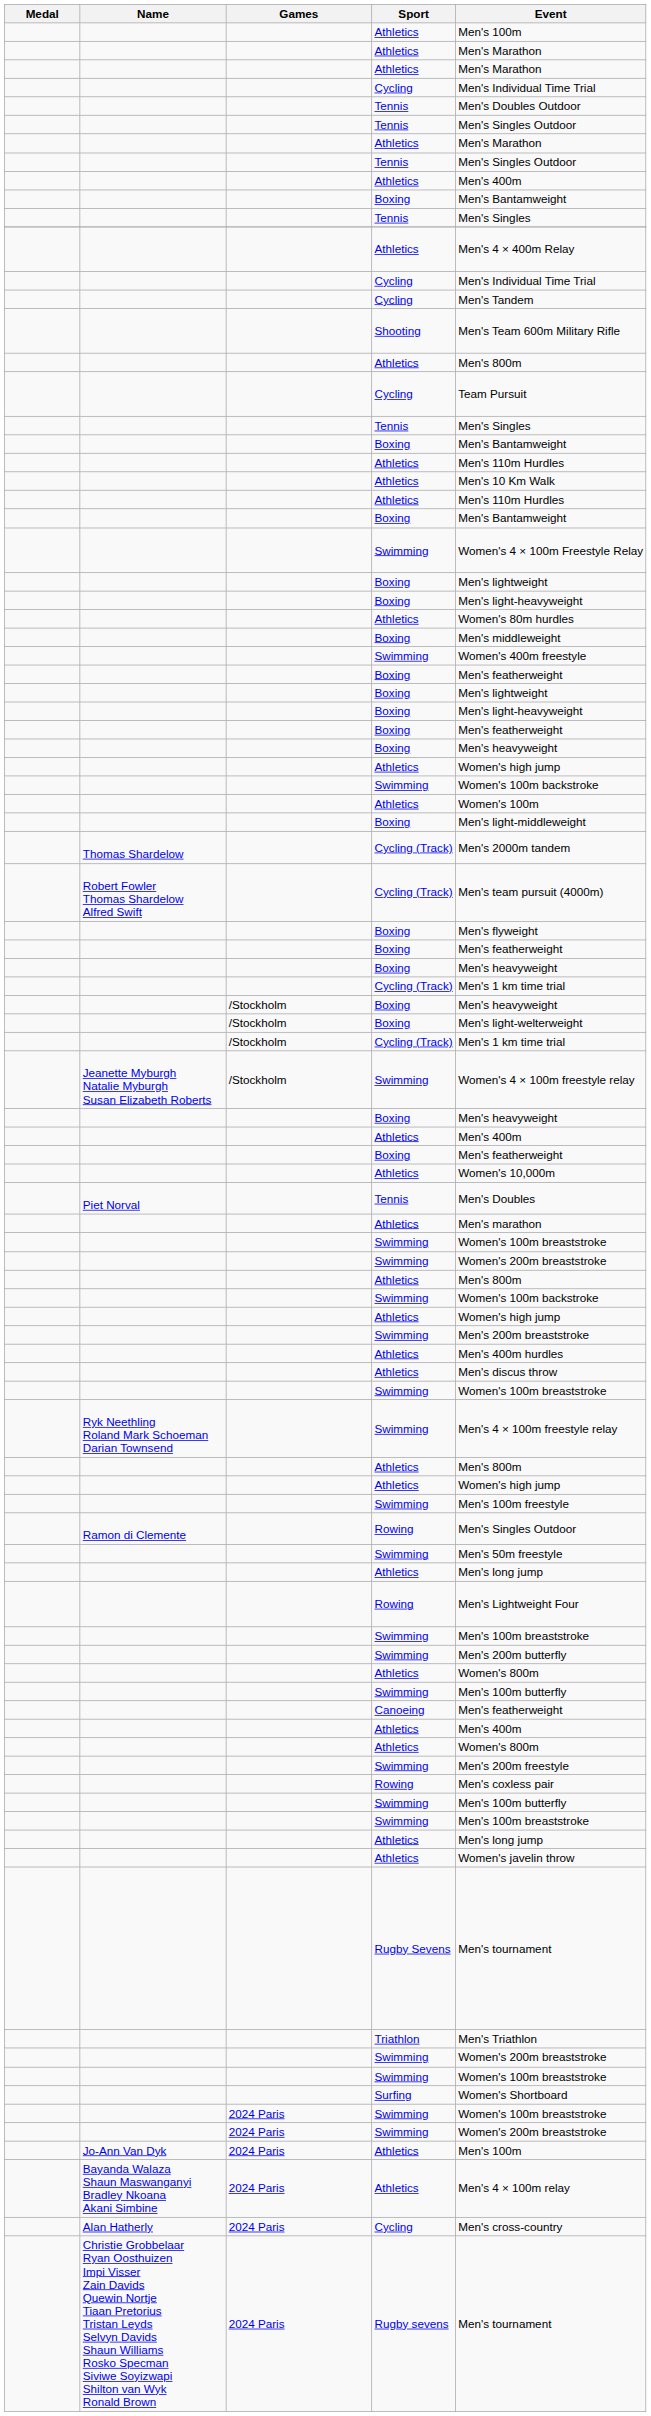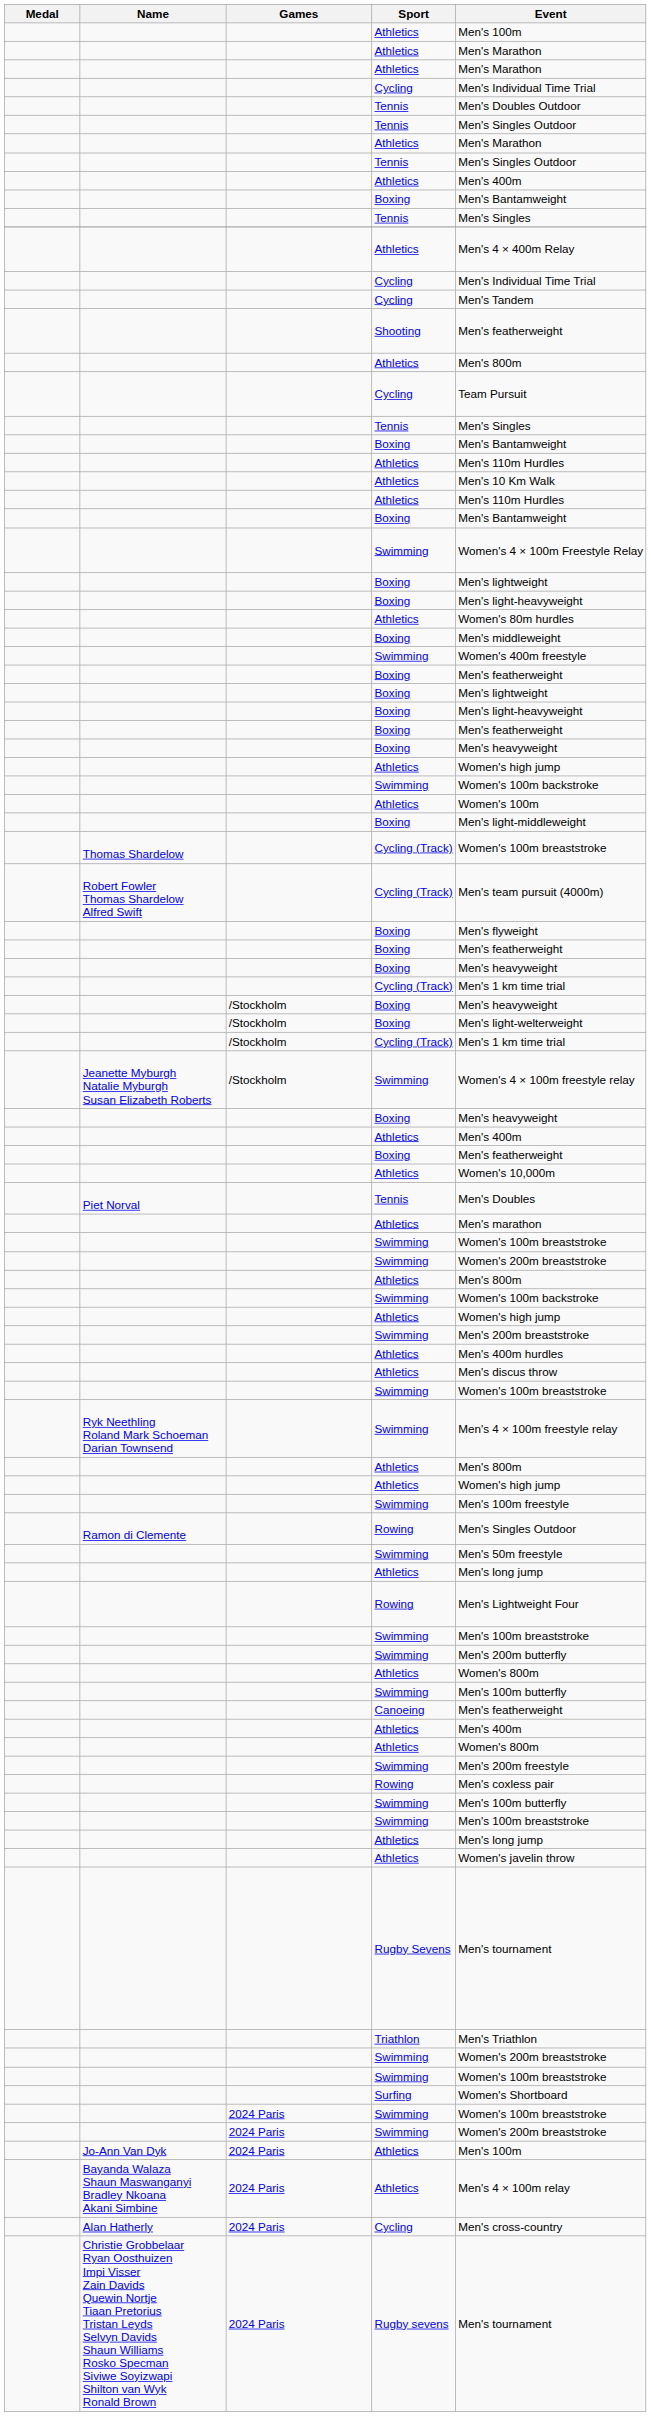(539, 331) Men's Team 600m Military Rifle -> (510, 331) Men's featherweight
(514, 848) Men's 2000m tandem -> (532, 848) Women's 100m breaststroke
